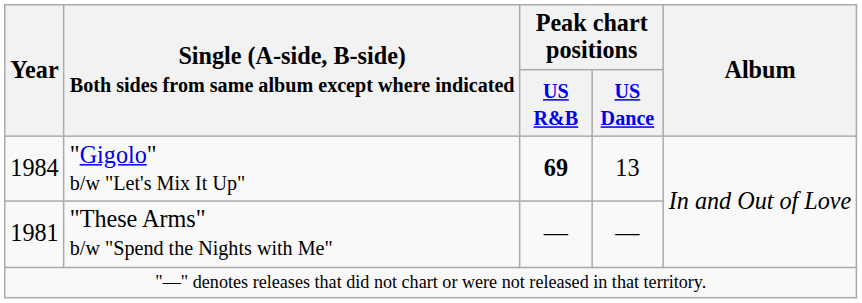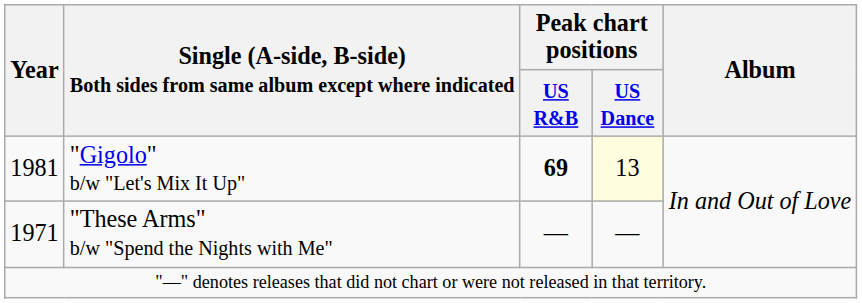(34, 168) 1984 -> (34, 168) 1981
(627, 168) no background -> (627, 168) lightyellow background
(34, 233) 1981 -> (34, 233) 1971
